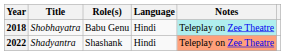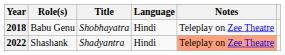columns swapped: (56, 12) <-> (107, 12)
(227, 27) paleturquoise background -> (227, 27) no background
